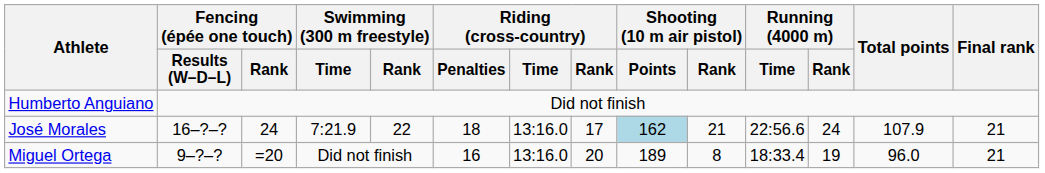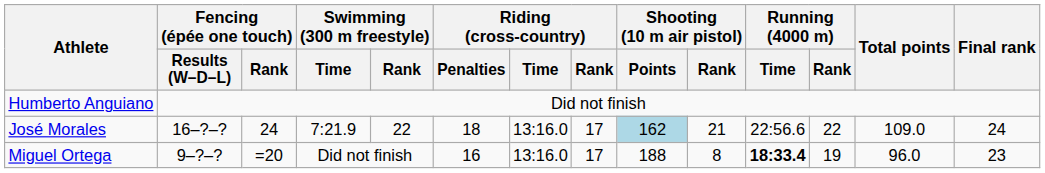(831, 130) 24 -> (832, 130) 22
(904, 130) 107.9 -> (905, 130) 109.0
(996, 130) 21 -> (997, 130) 24
(594, 156) 20 -> (594, 156) 17
(652, 156) 189 -> (652, 156) 188
(777, 156) normal -> (778, 156) bold
(996, 156) 21 -> (997, 156) 23
